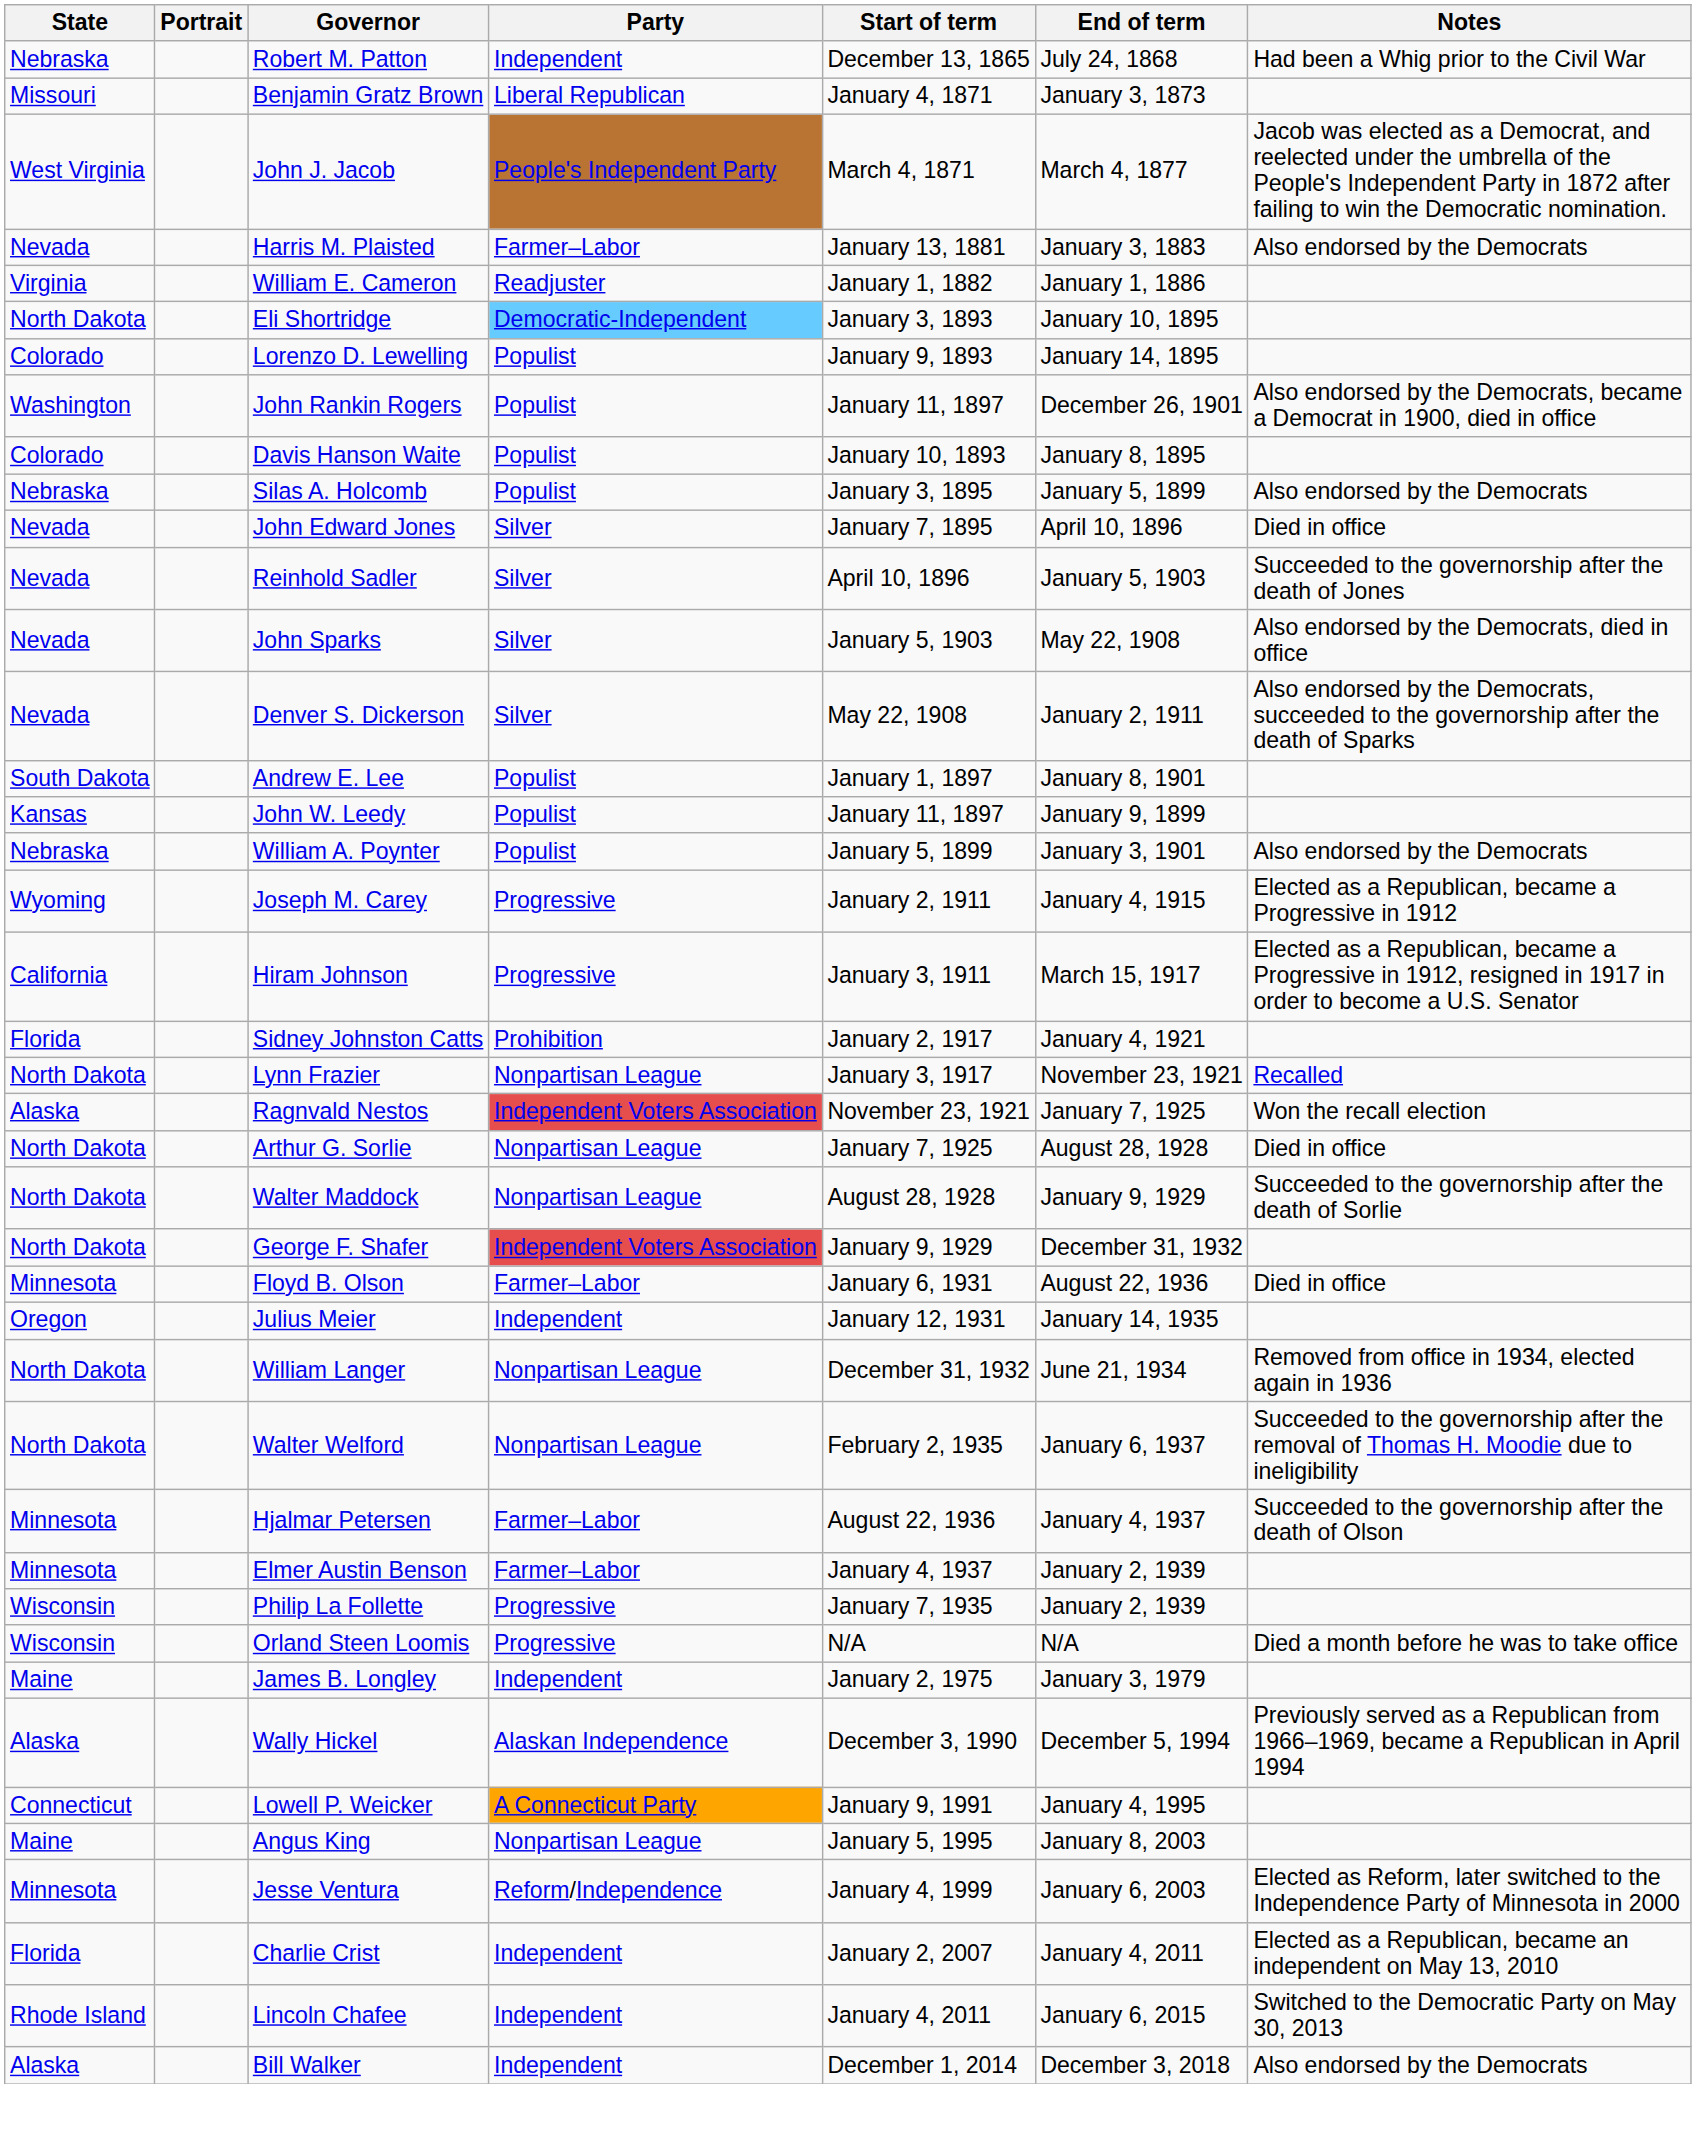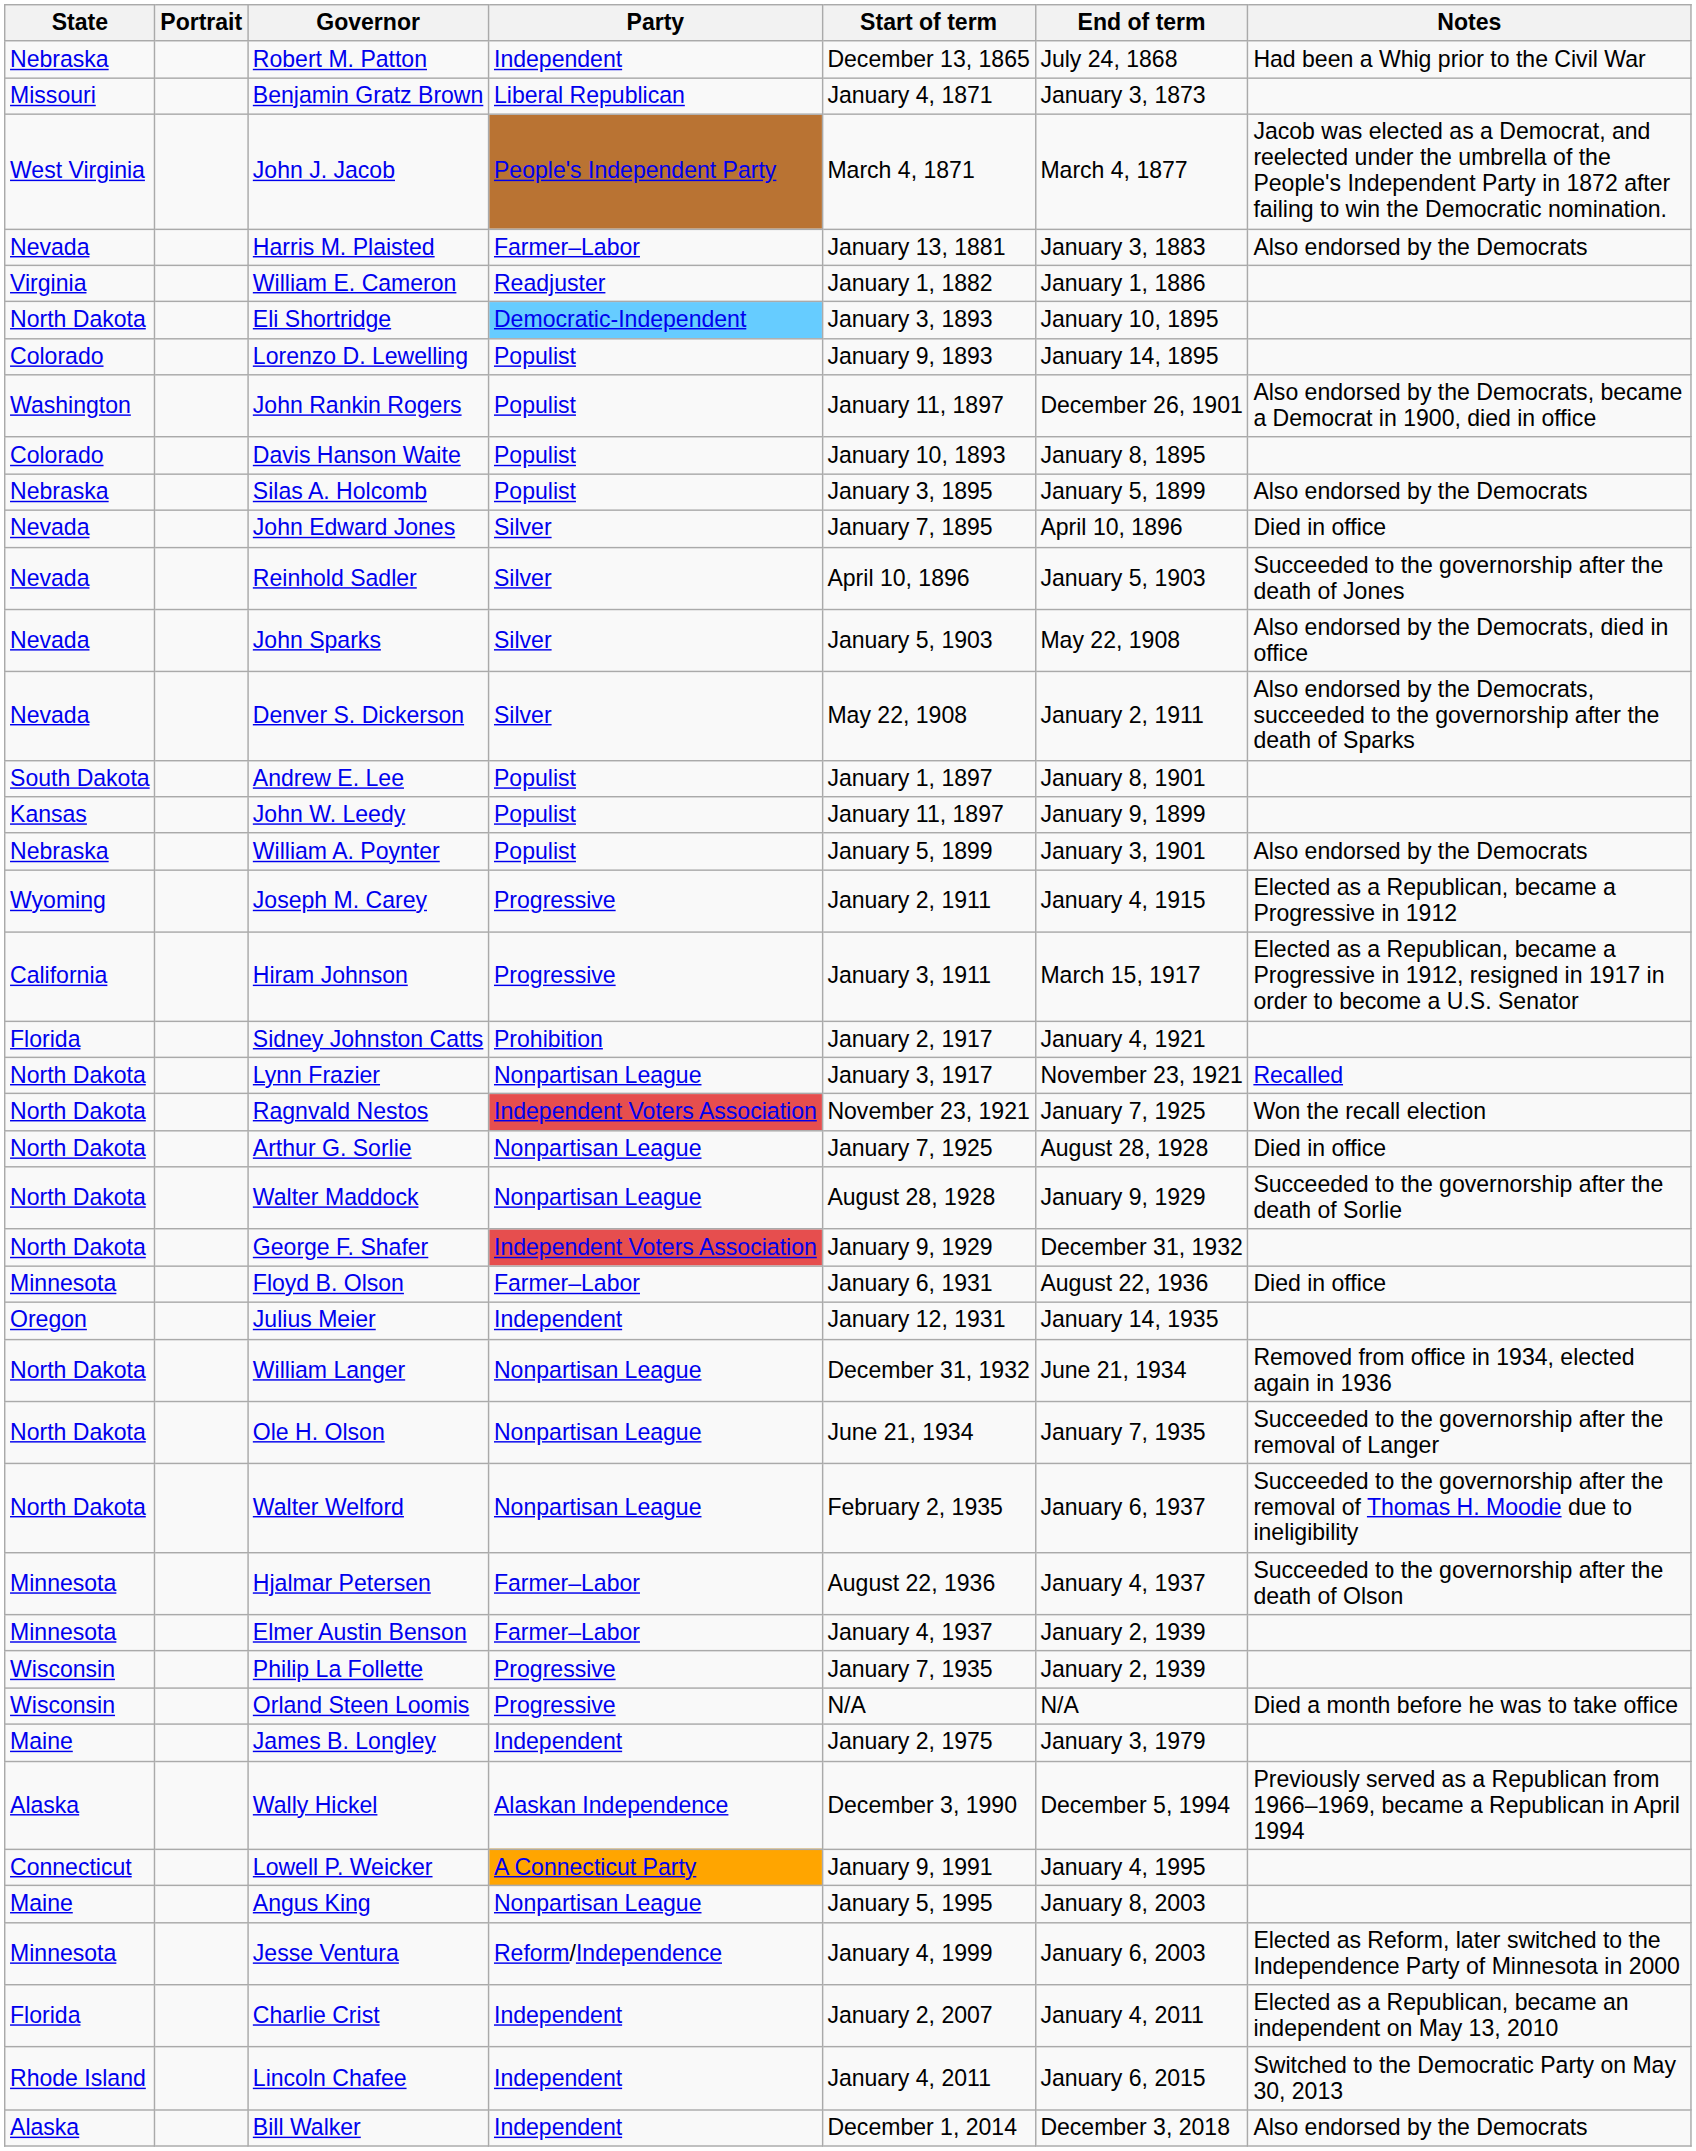(45, 1111) Alaska -> (78, 1111) North Dakota
+ row: (319, 1432)
